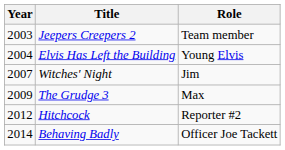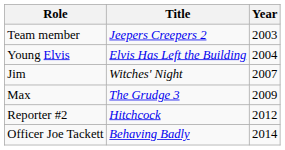columns swapped: (20, 14) <-> (229, 14)
